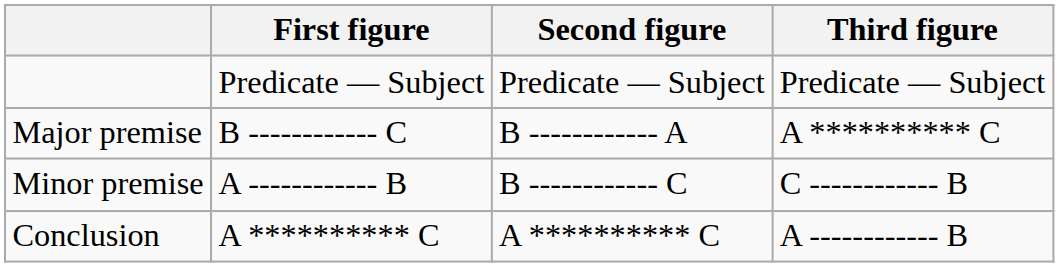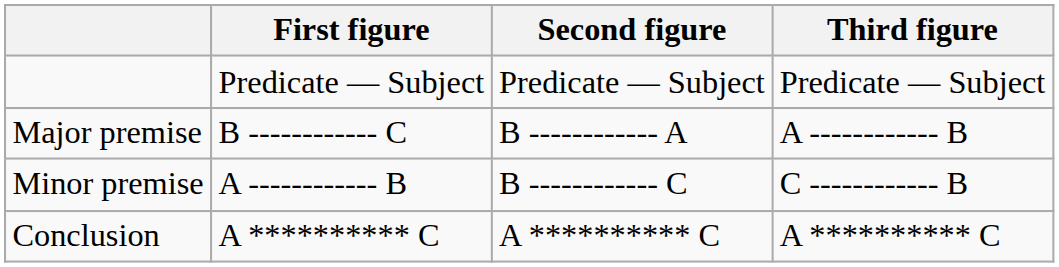(890, 132) A ********** C -> (874, 132) A ------------ B
(874, 235) A ------------ B -> (890, 235) A ********** C
